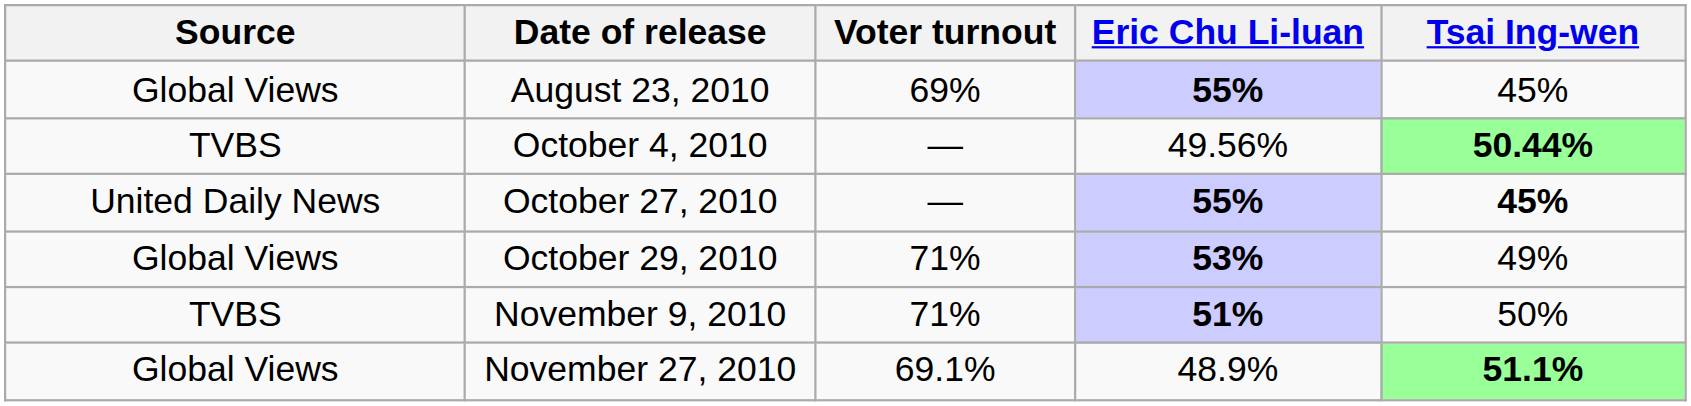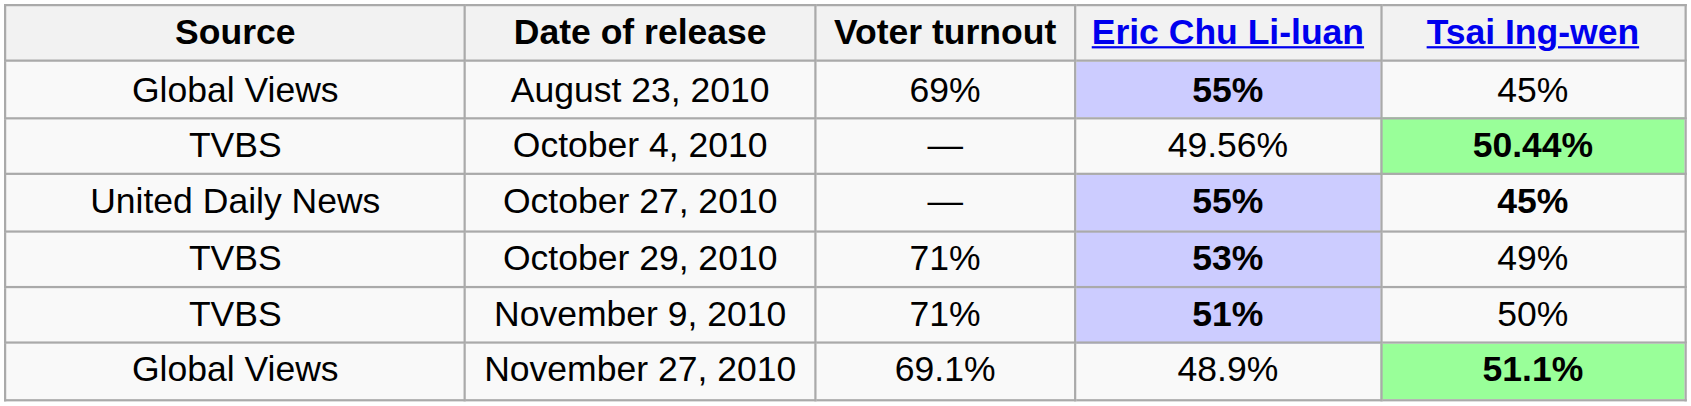(235, 257) Global Views -> (235, 257) TVBS
